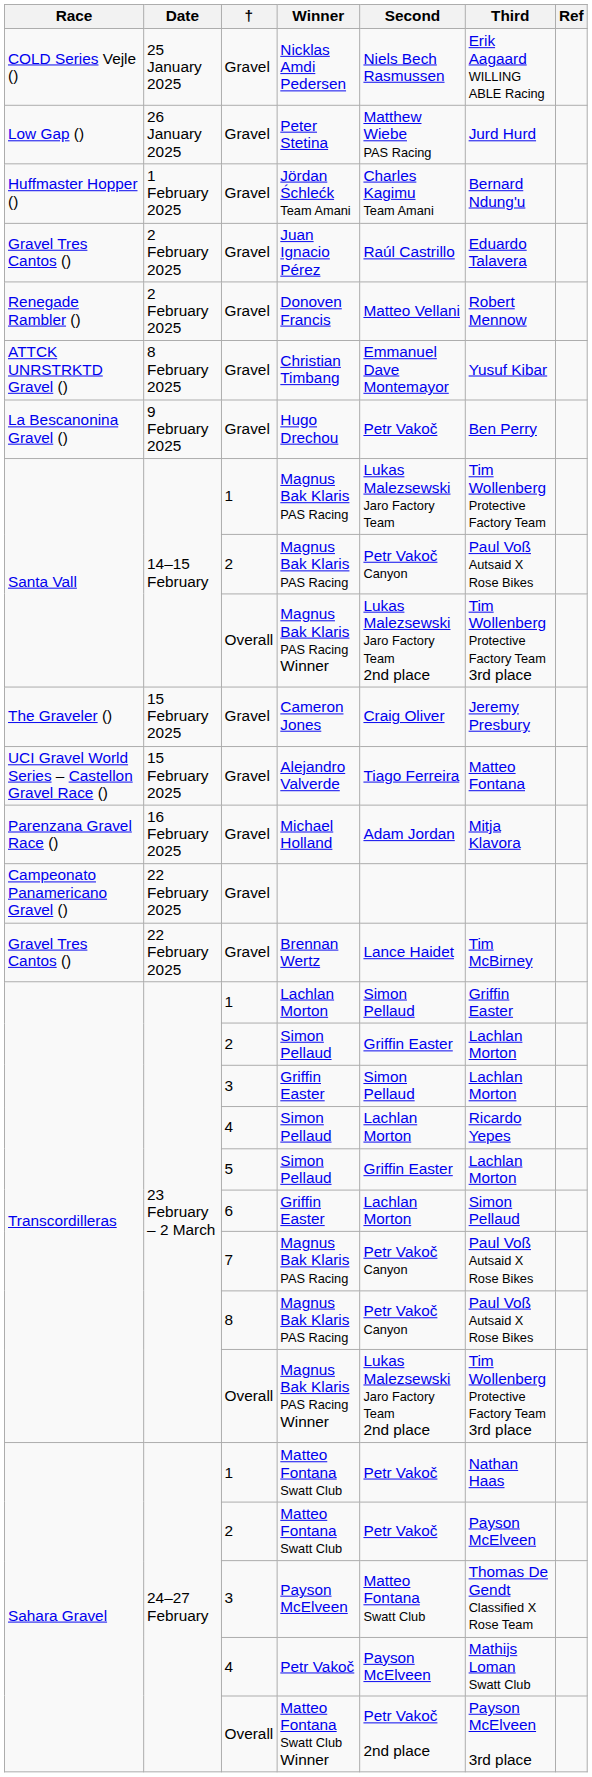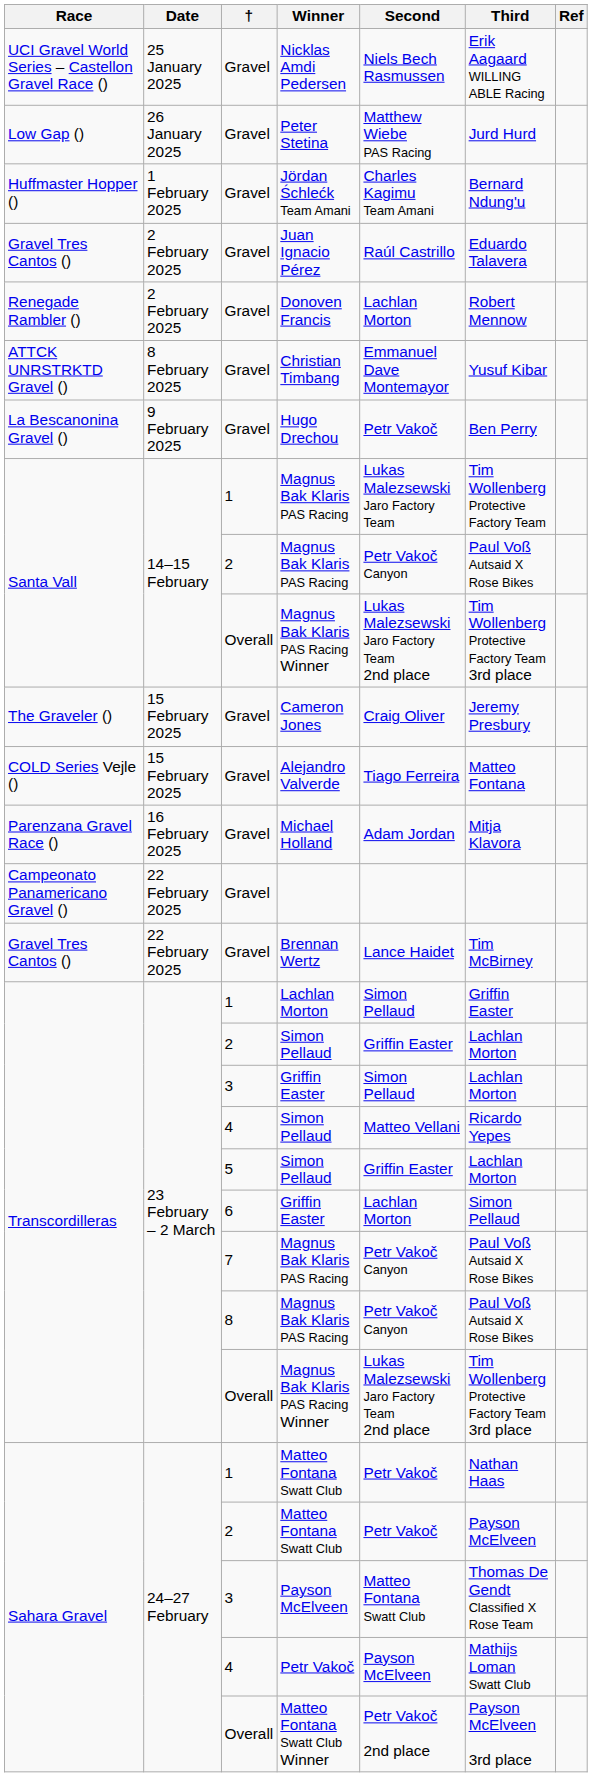(72, 66) COLD Series Vejle () -> (70, 66) UCI Gravel World Series – Castellon Gravel Race ()
(412, 311) Matteo Vellani -> (390, 311) Lachlan Morton
(70, 775) UCI Gravel World Series – Castellon Gravel Race () -> (72, 775) COLD Series Vejle ()
(390, 1127) Lachlan Morton -> (412, 1127) Matteo Vellani
